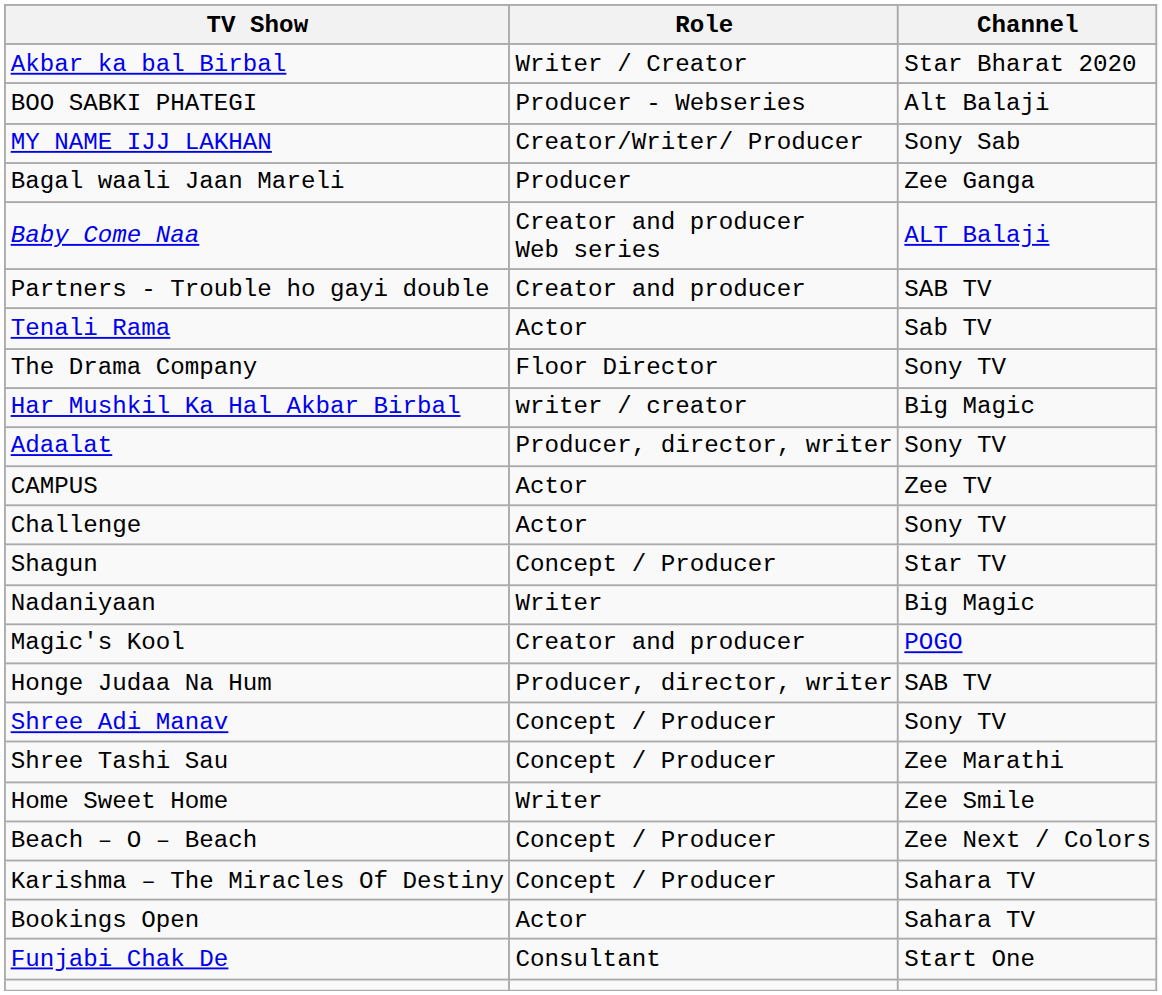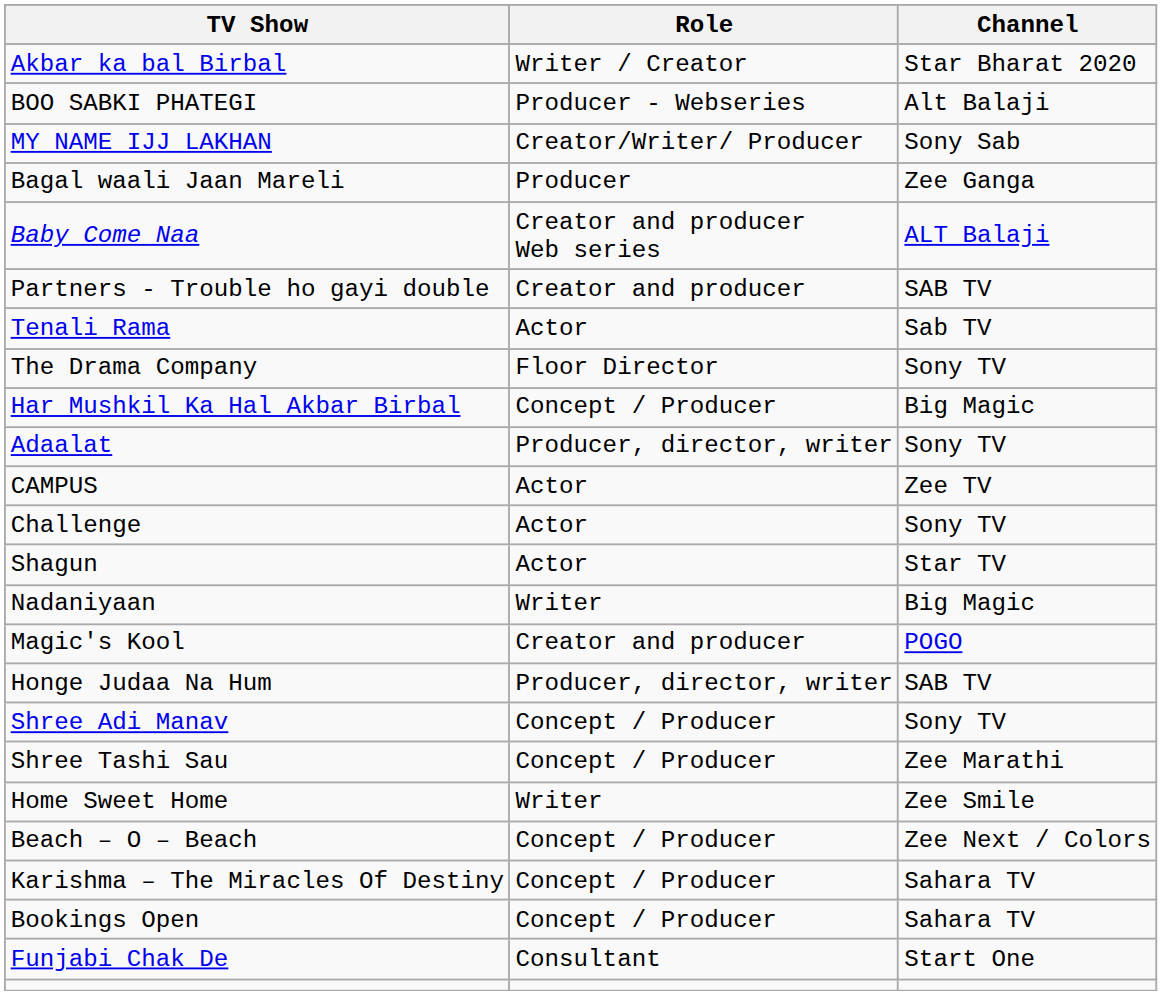(632, 407) writer / creator -> (646, 407) Concept / Producer
(646, 565) Concept / Producer -> (552, 565) Actor
(552, 920) Actor -> (646, 920) Concept / Producer
